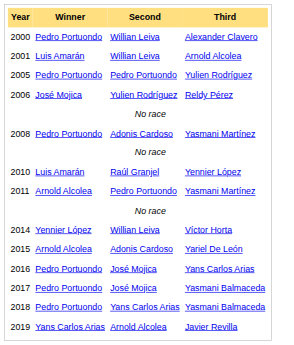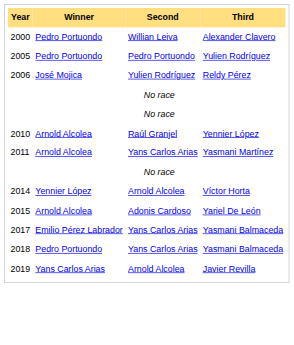- row: (20, 56)
- row: (20, 133)
(60, 172) Luis Amarán -> (64, 133) Arnold Alcolea
(144, 191) Pedro Portuondo -> (163, 153) Yans Carlos Arias
(135, 230) Willian Leiva -> (156, 191) Arnold Alcolea
- row: (20, 269)
(69, 288) Pedro Portuondo -> (79, 230) Emilio Pérez Labrador
(133, 288) José Mojica -> (163, 230) Yans Carlos Arias
